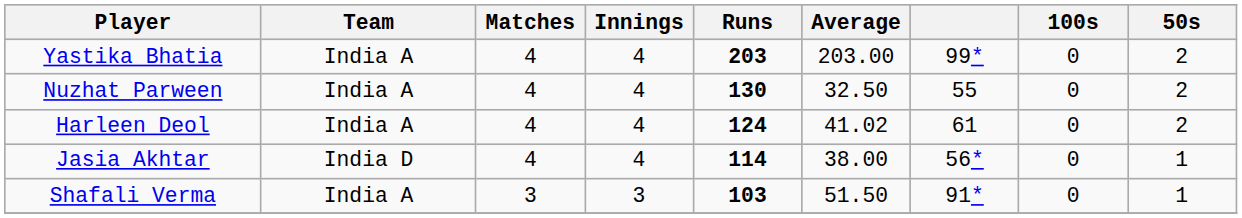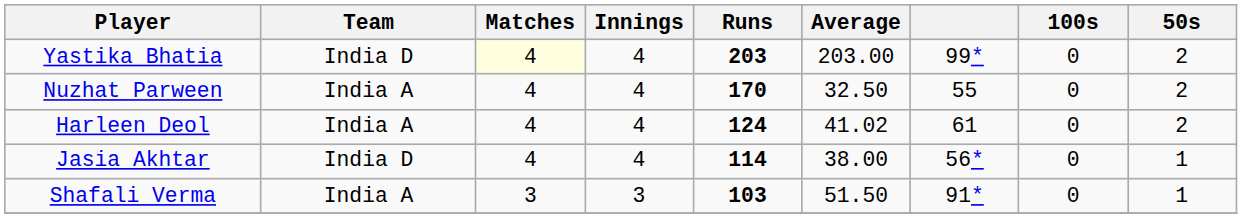(369, 57) India A -> (369, 57) India D
(530, 57) no background -> (530, 57) lightyellow background
(747, 92) 130 -> (747, 92) 170
